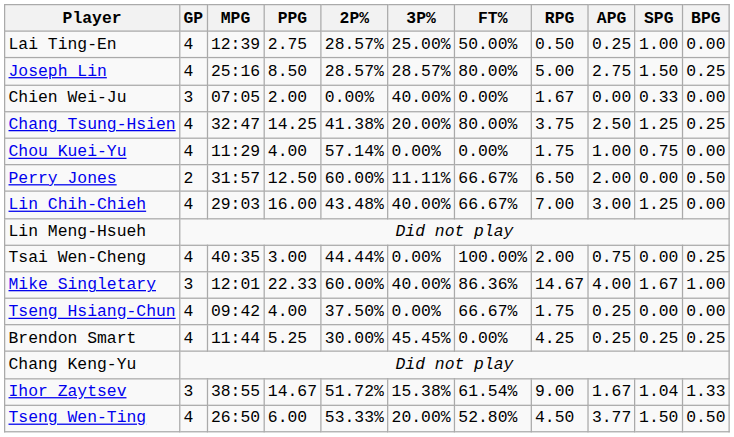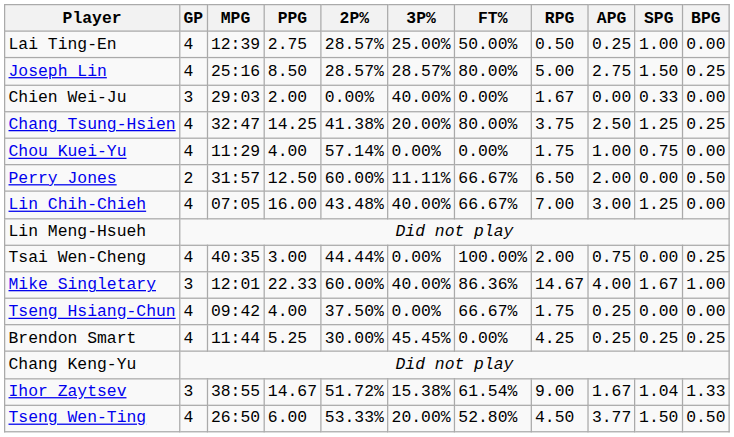(235, 98) 07:05 -> (235, 98) 29:03
(235, 205) 29:03 -> (235, 205) 07:05
